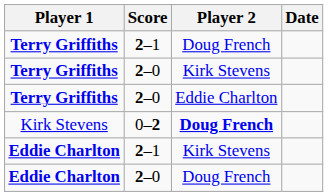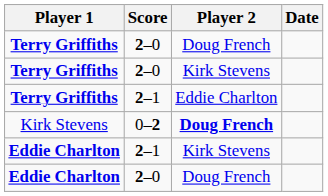(148, 44) 2–1 -> (148, 44) 2–0
(148, 97) 2–0 -> (148, 97) 2–1
